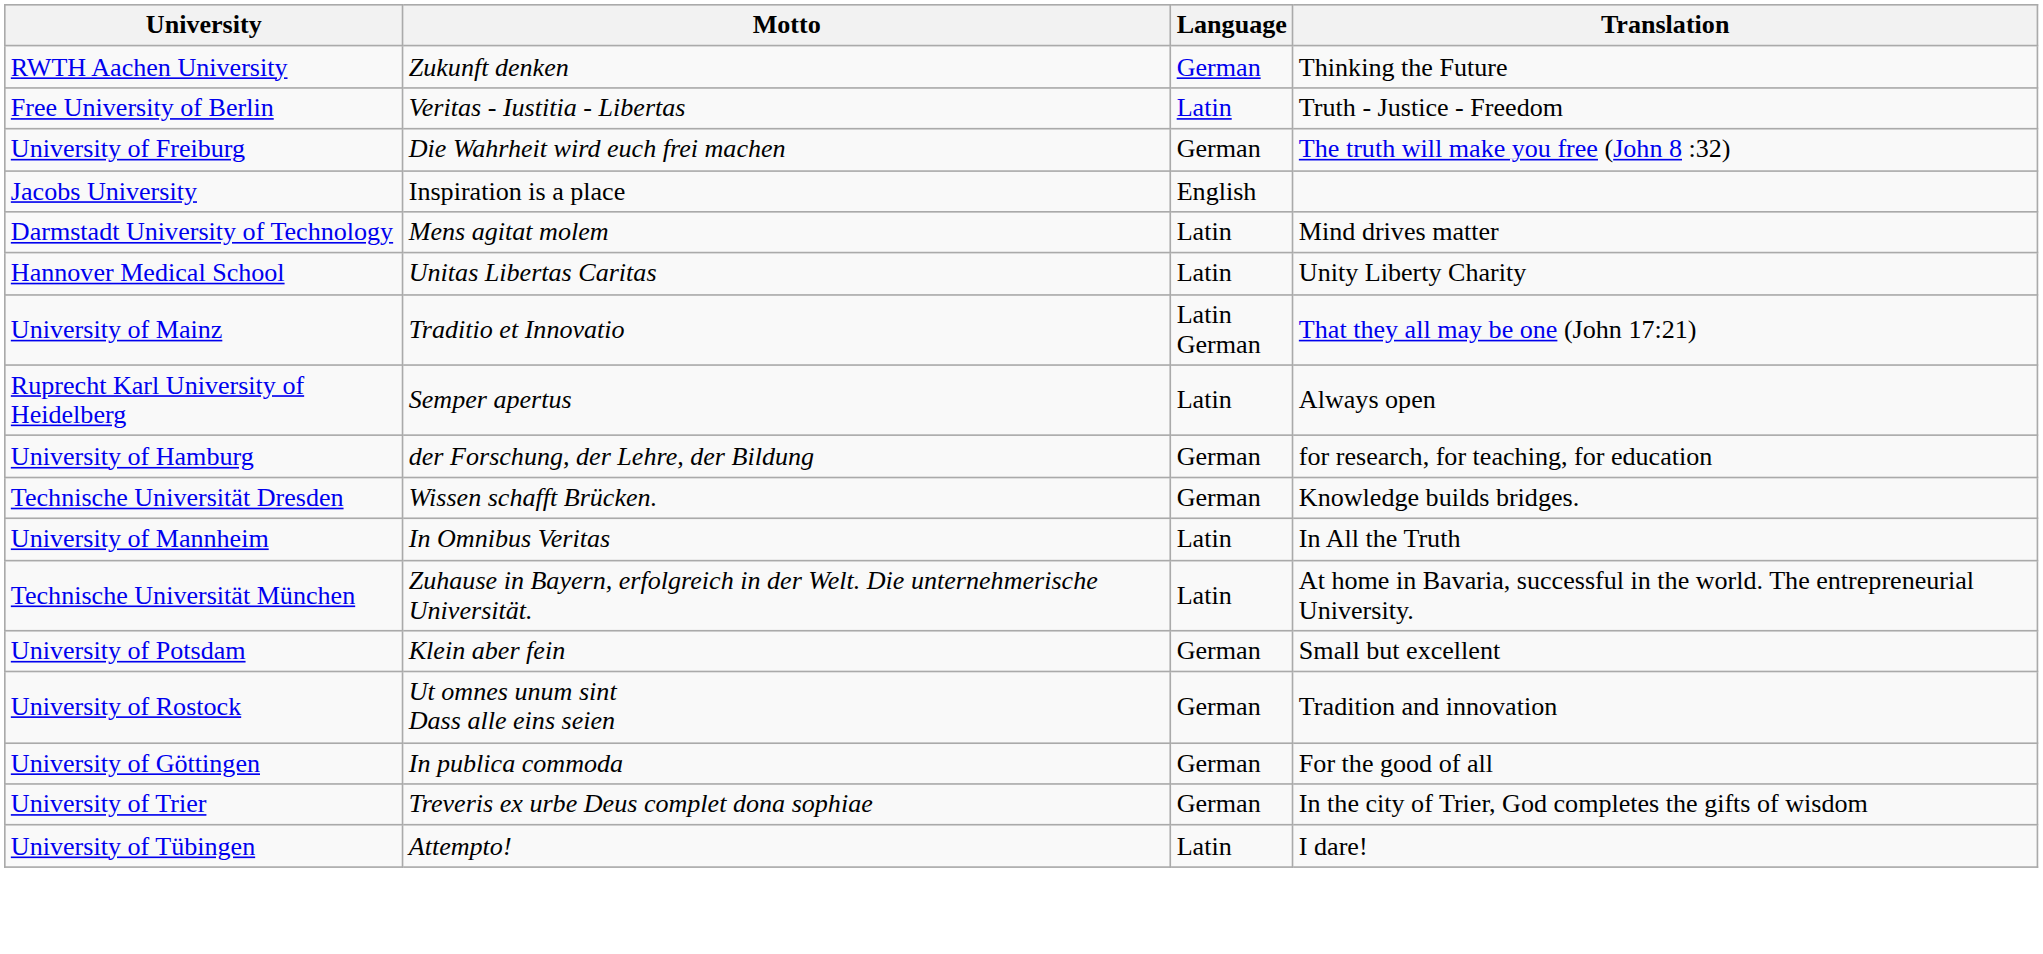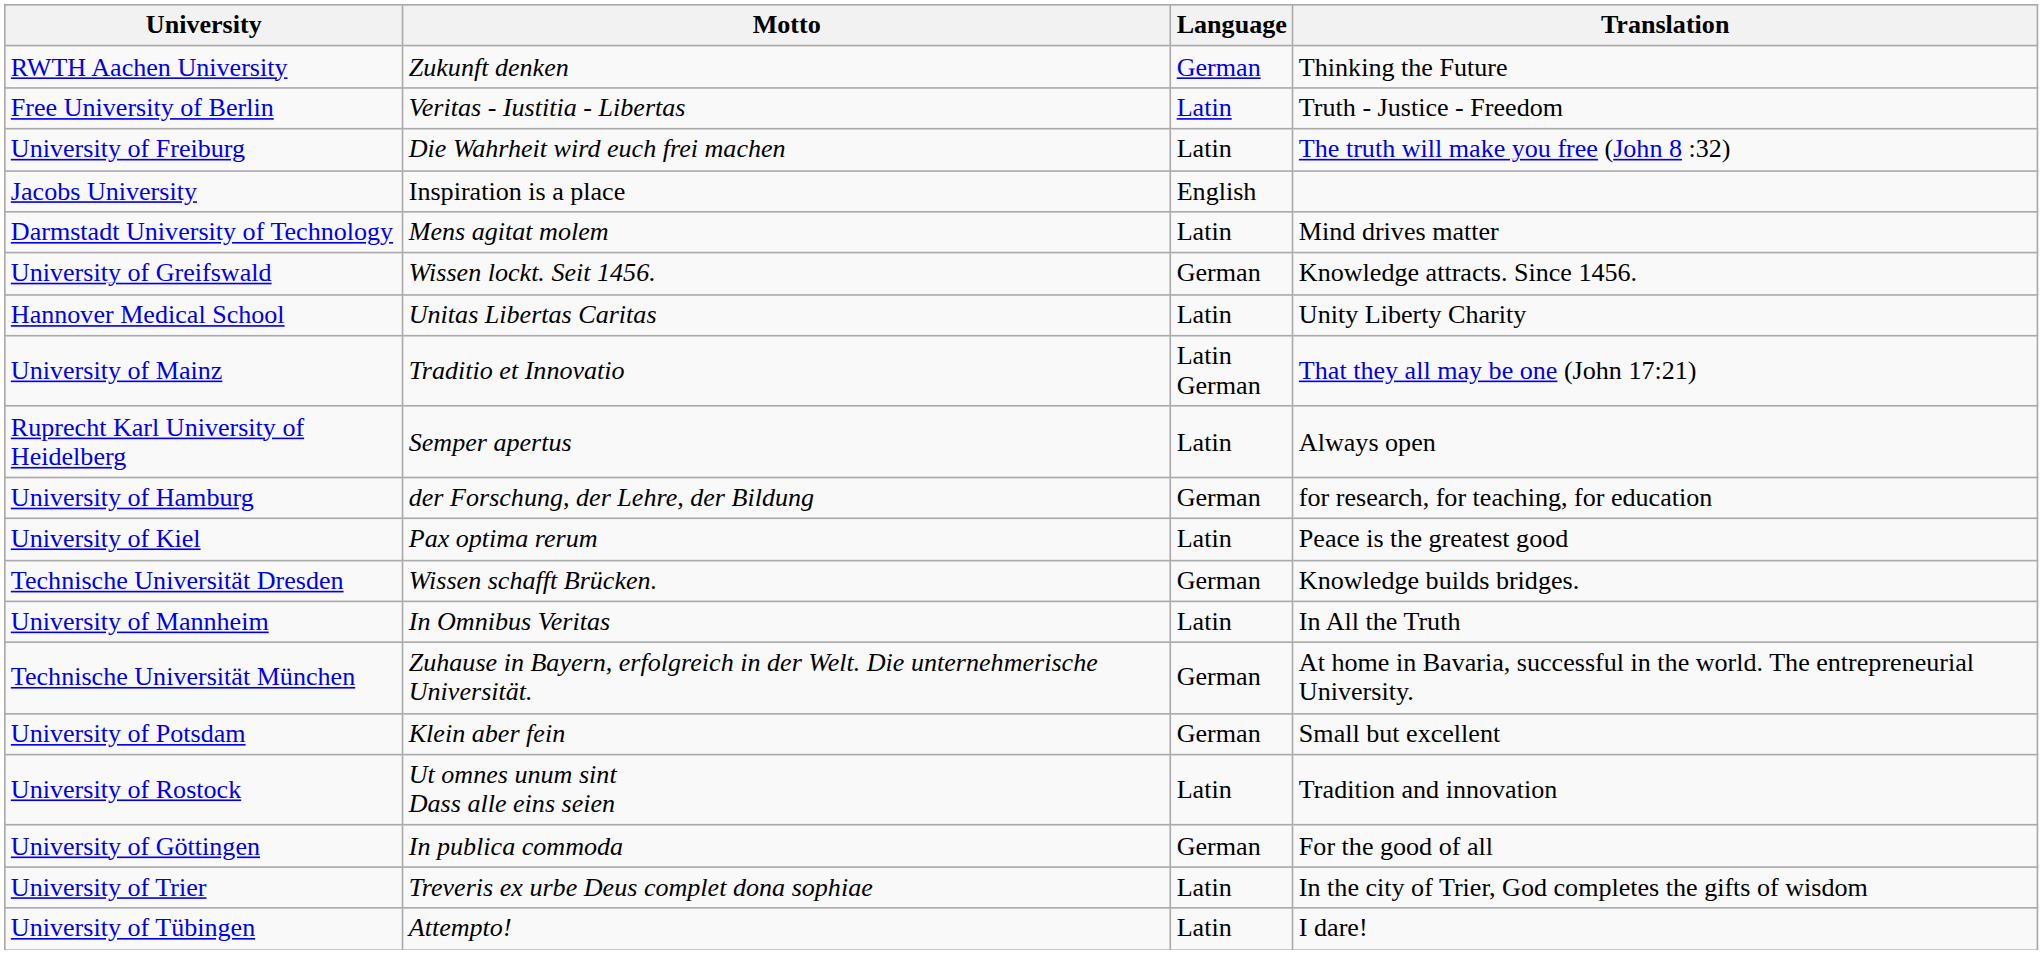(1219, 149) German -> (1204, 149) Latin
+ row: (141, 273)
+ row: (106, 538)
(1204, 594) Latin -> (1219, 677) German
(1219, 706) German -> (1204, 789) Latin
(1219, 804) German -> (1204, 887) Latin
